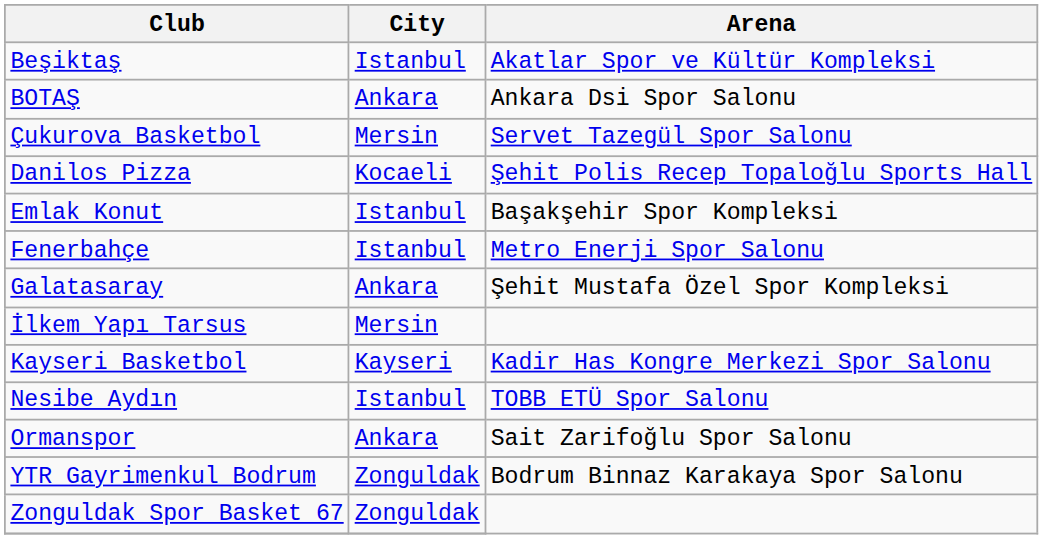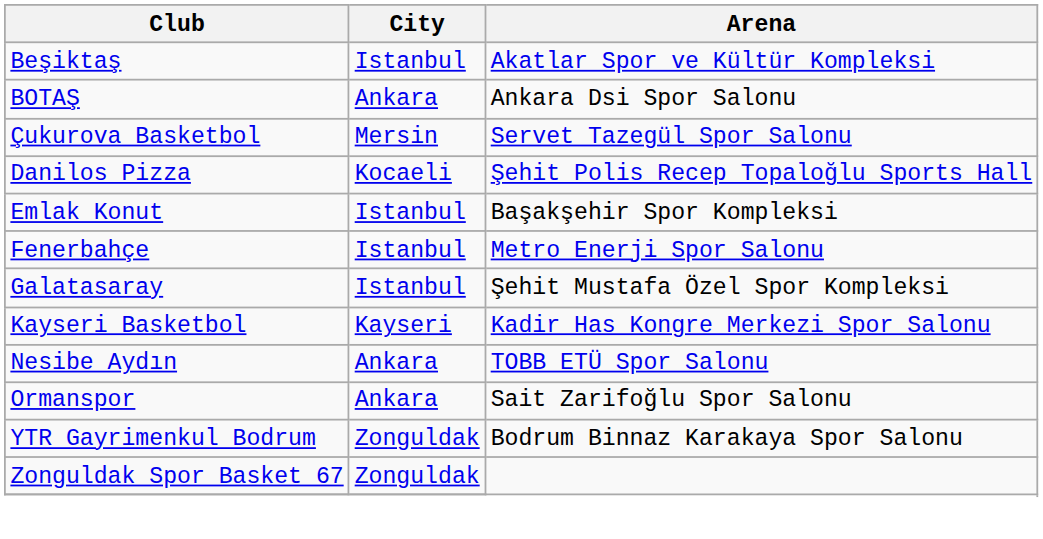(396, 288) Ankara -> (410, 288) Istanbul
- row: (128, 325)
(410, 401) Istanbul -> (396, 363) Ankara
